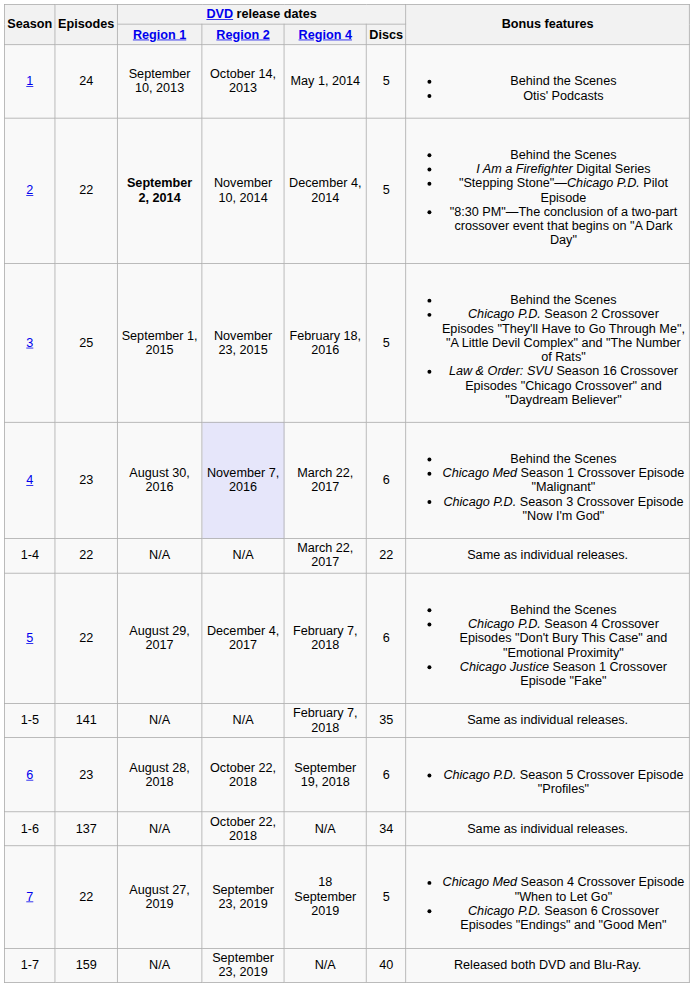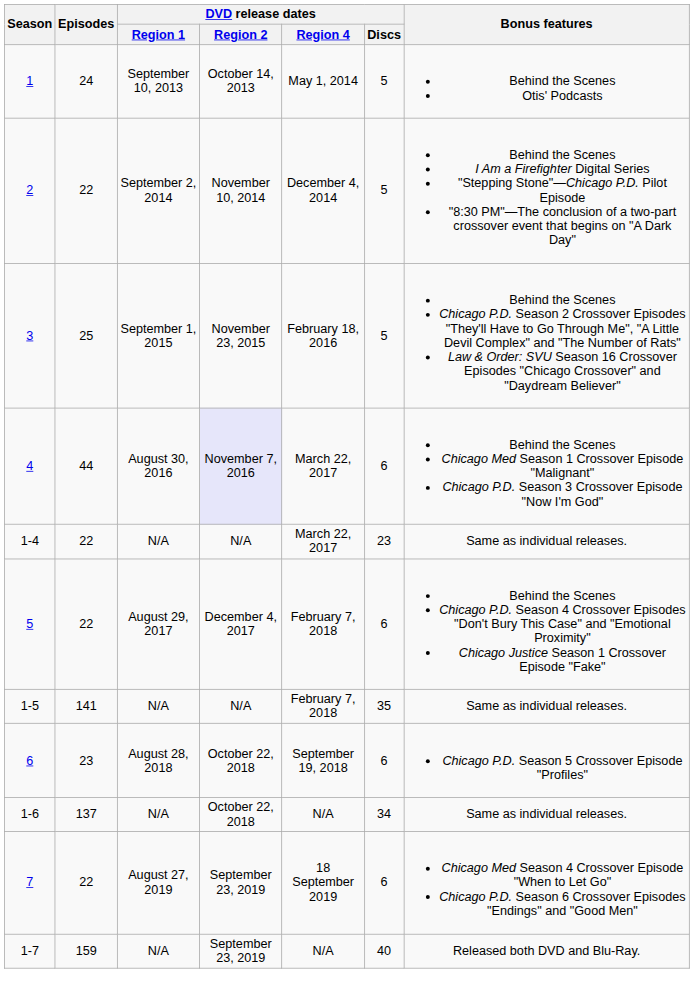(160, 190) bold -> (158, 190) normal
(86, 480) 23 -> (86, 466) 44
(386, 555) 22 -> (384, 541) 23
(386, 897) 5 -> (384, 882) 6
